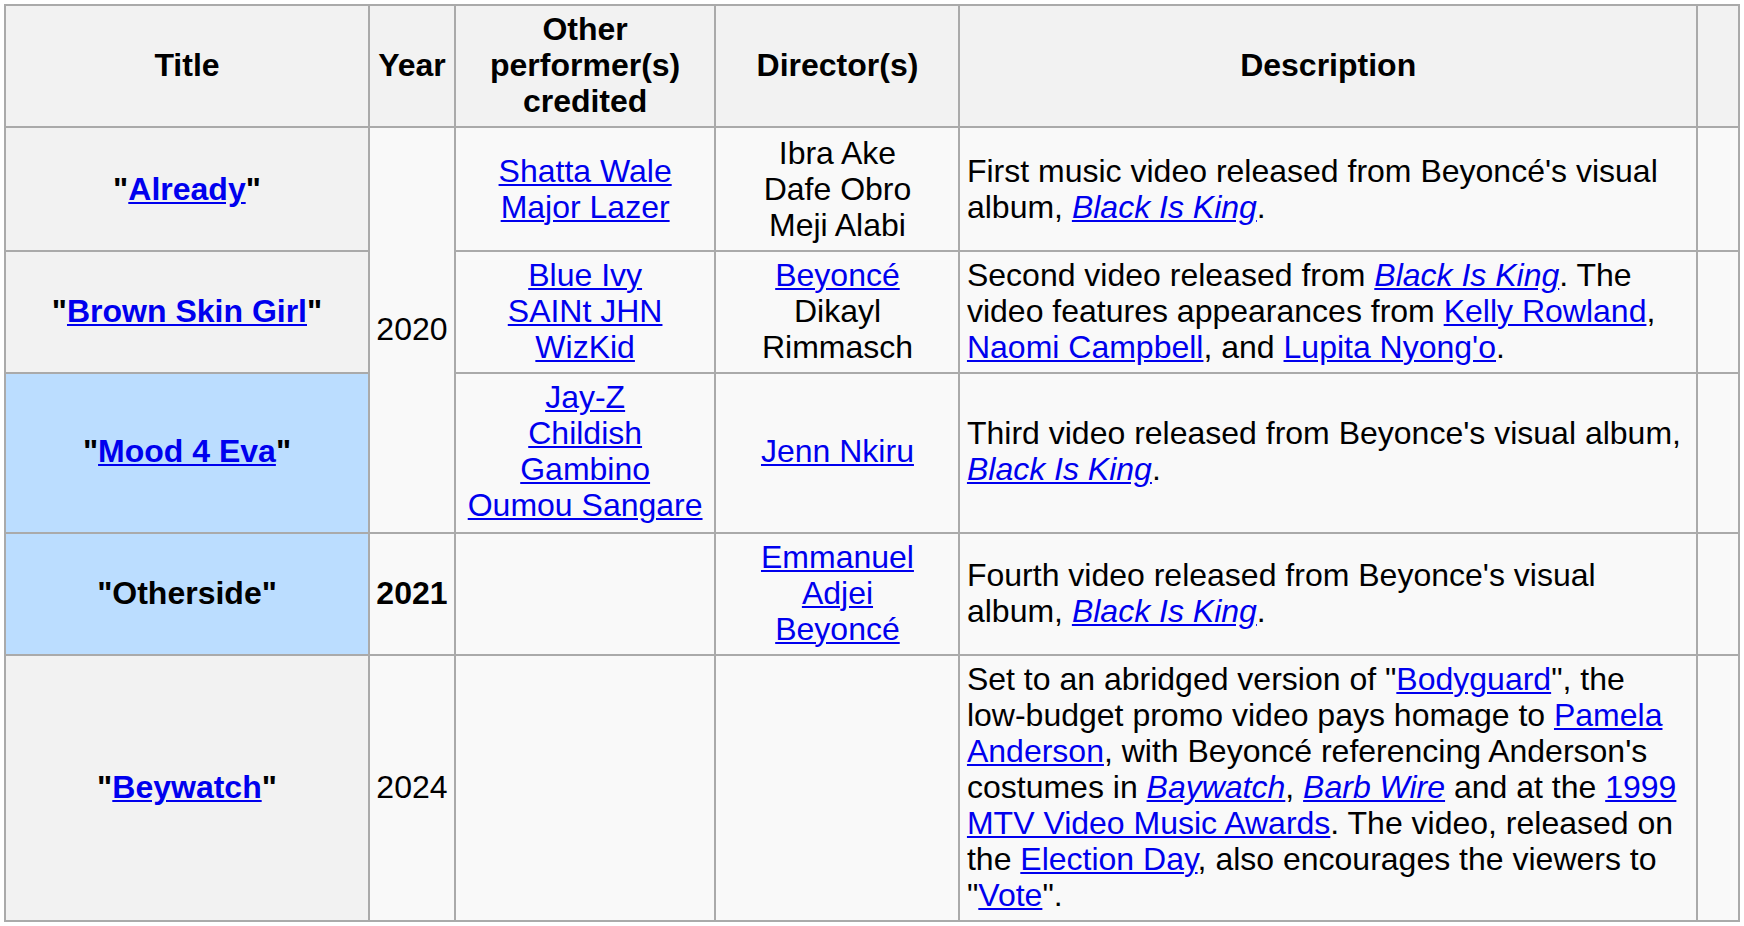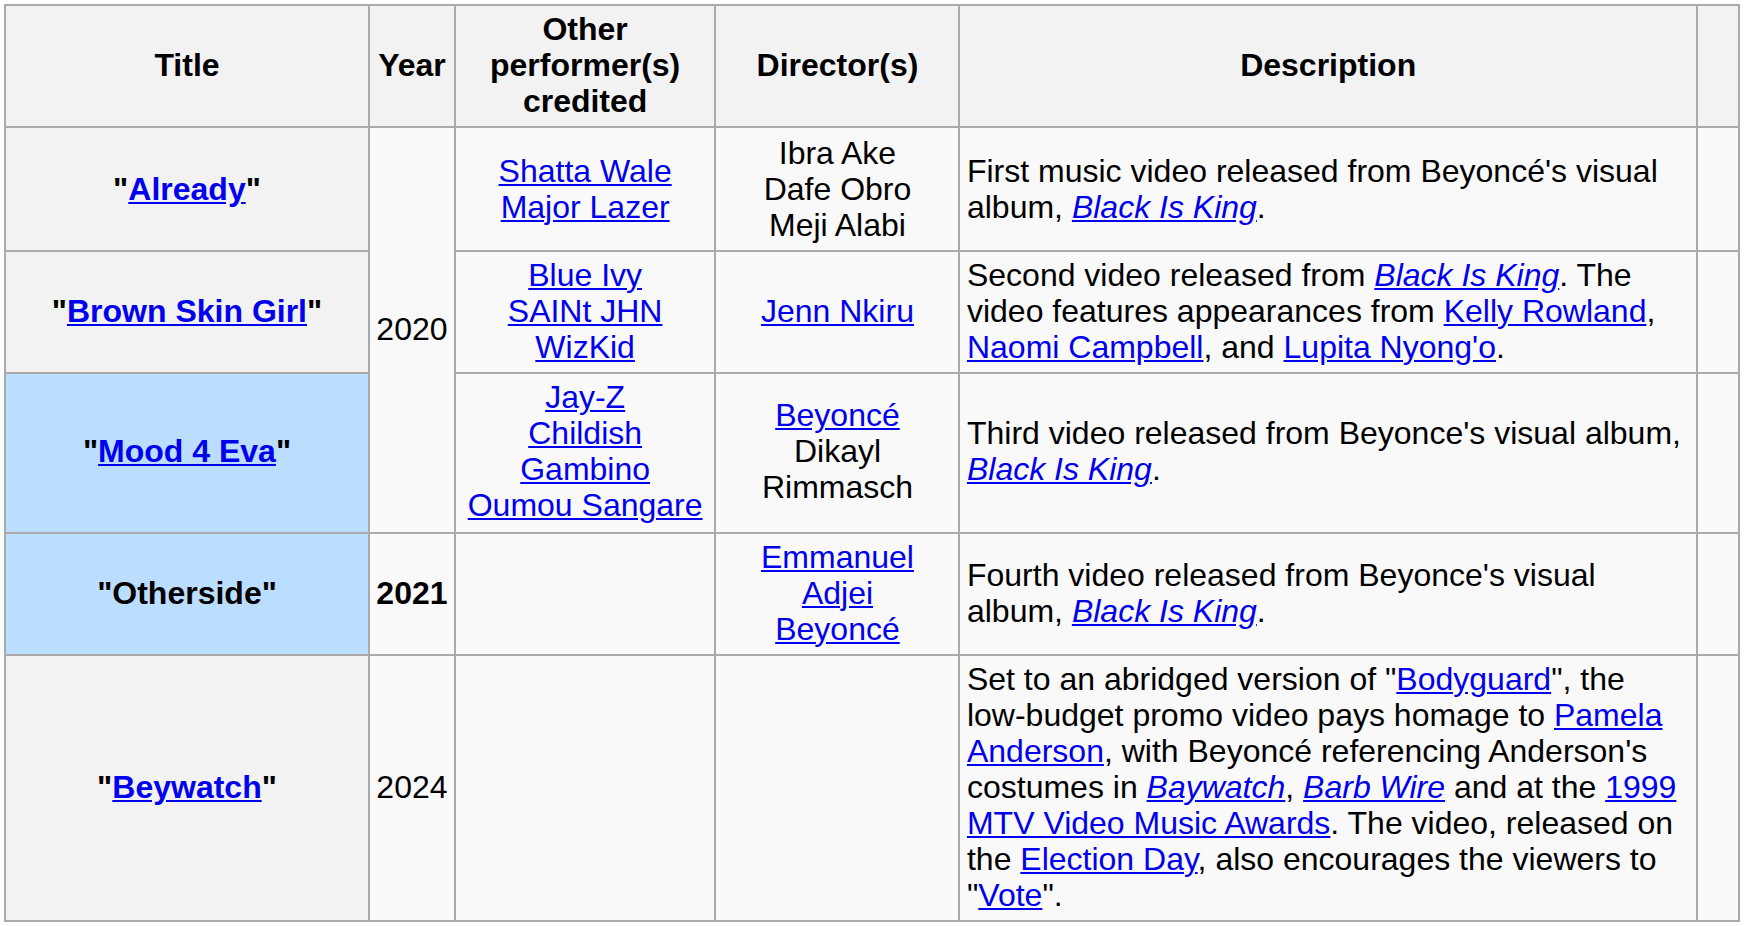(837, 311) Beyoncé Dikayl Rimmasch -> (837, 311) Jenn Nkiru
(837, 452) Jenn Nkiru -> (837, 452) Beyoncé Dikayl Rimmasch
